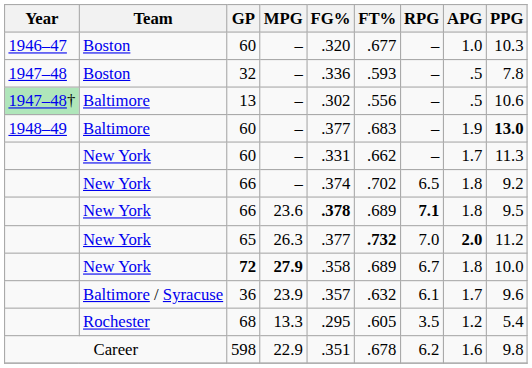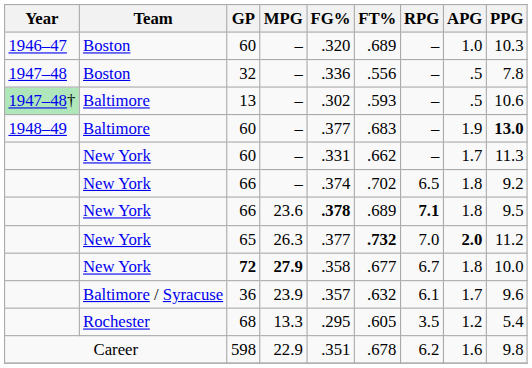(382, 46) .677 -> (382, 46) .689
(382, 73) .593 -> (382, 73) .556
(382, 101) .556 -> (382, 101) .593
(382, 266) .689 -> (382, 266) .677
